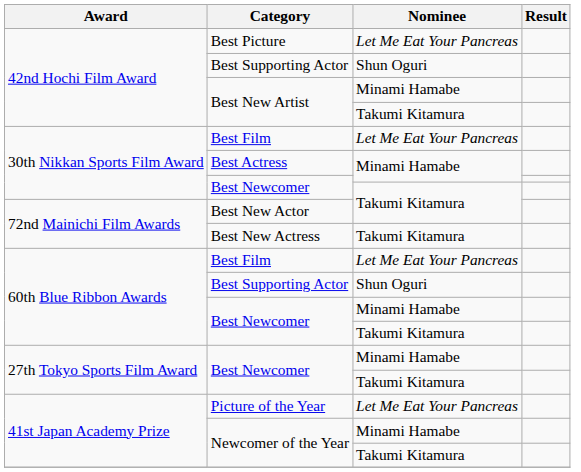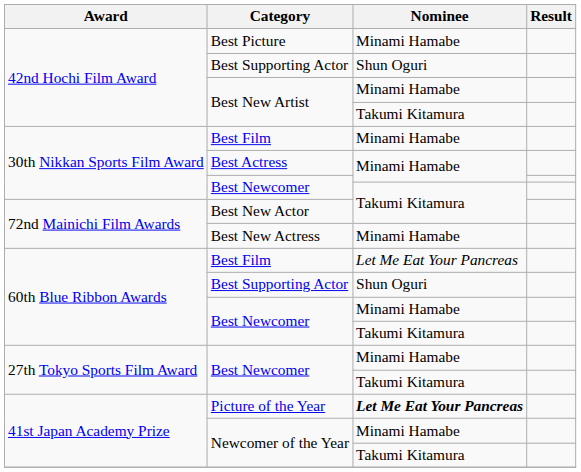(437, 41) Let Me Eat Your Pancreas -> (408, 41) Minami Hamabe
(437, 138) Let Me Eat Your Pancreas -> (408, 138) Minami Hamabe
(410, 235) Takumi Kitamura -> (408, 235) Minami Hamabe
(437, 406) normal -> (440, 406) bold
